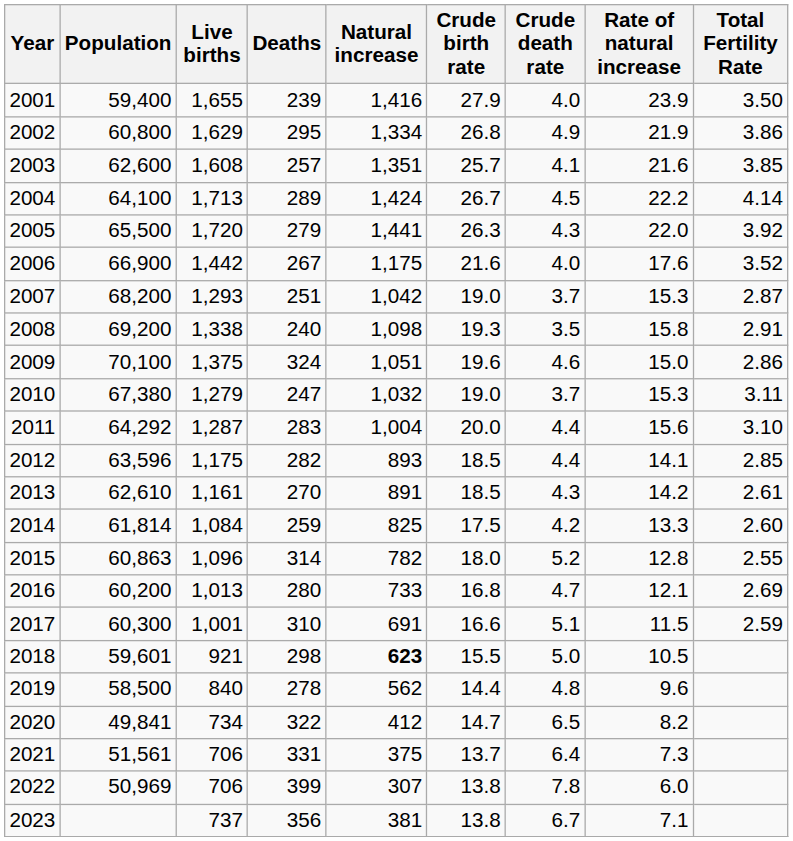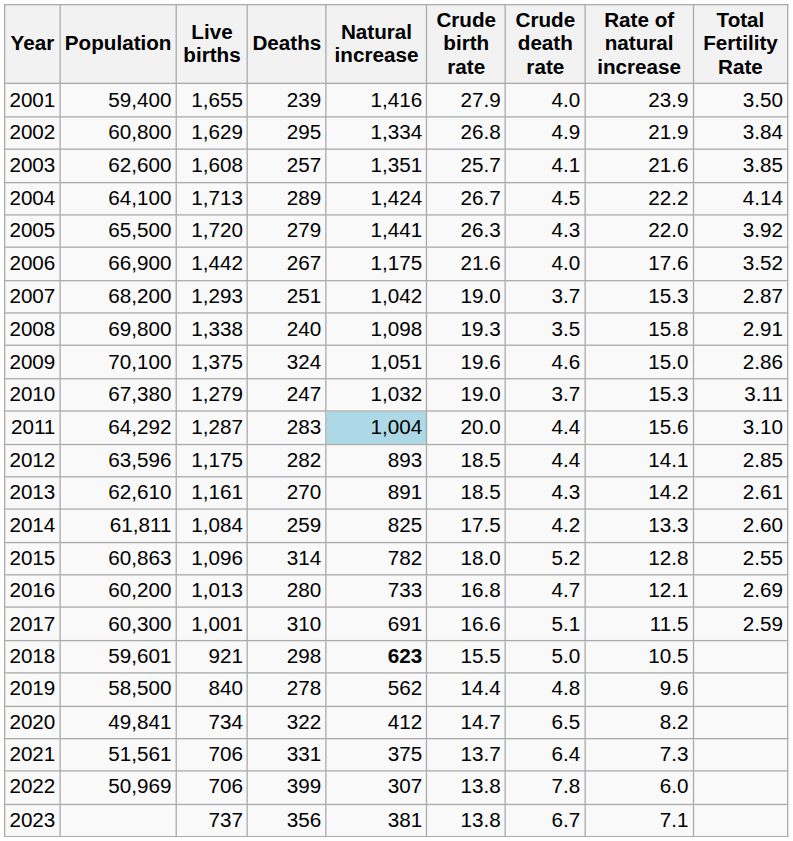(763, 132) 3.86 -> (763, 132) 3.84
(140, 329) 69,200 -> (140, 329) 69,800
(396, 427) no background -> (396, 427) lightblue background
(140, 525) 61,814 -> (141, 525) 61,811
